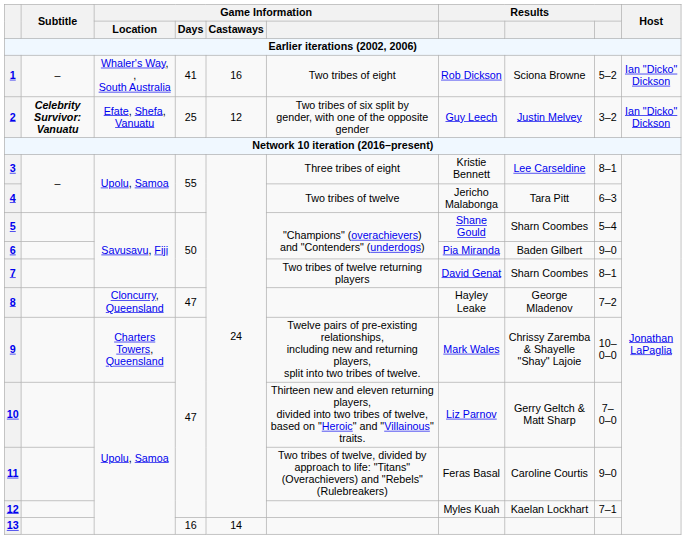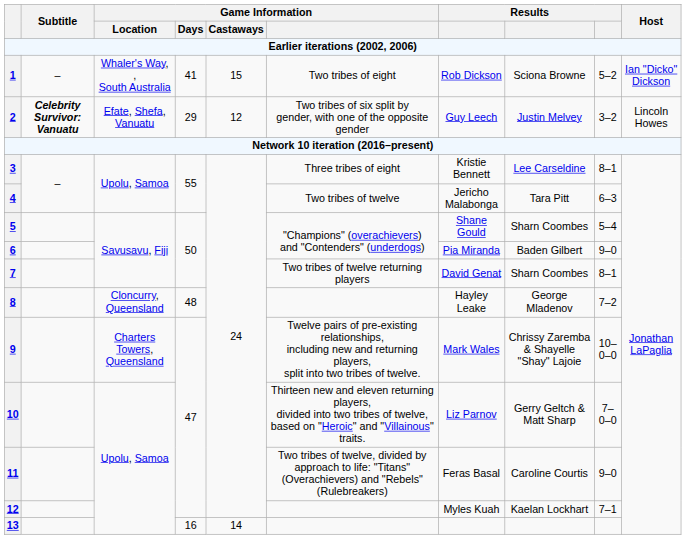(236, 76) 16 -> (236, 76) 15
(191, 117) 25 -> (191, 117) 29
(651, 117) Ian "Dicko" Dickson -> (651, 117) Lincoln Howes
(191, 302) 47 -> (191, 302) 48
